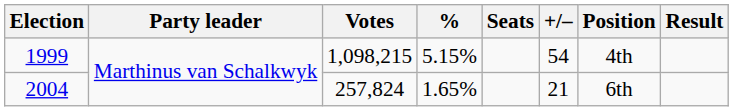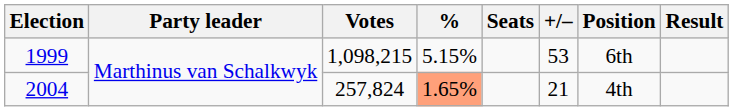(558, 55) 54 -> (558, 55) 53
(619, 55) 4th -> (619, 55) 6th
(449, 88) no background -> (449, 88) lightsalmon background
(619, 88) 6th -> (619, 88) 4th
